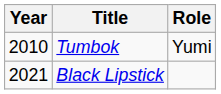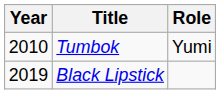(28, 74) 2021 -> (28, 74) 2019
